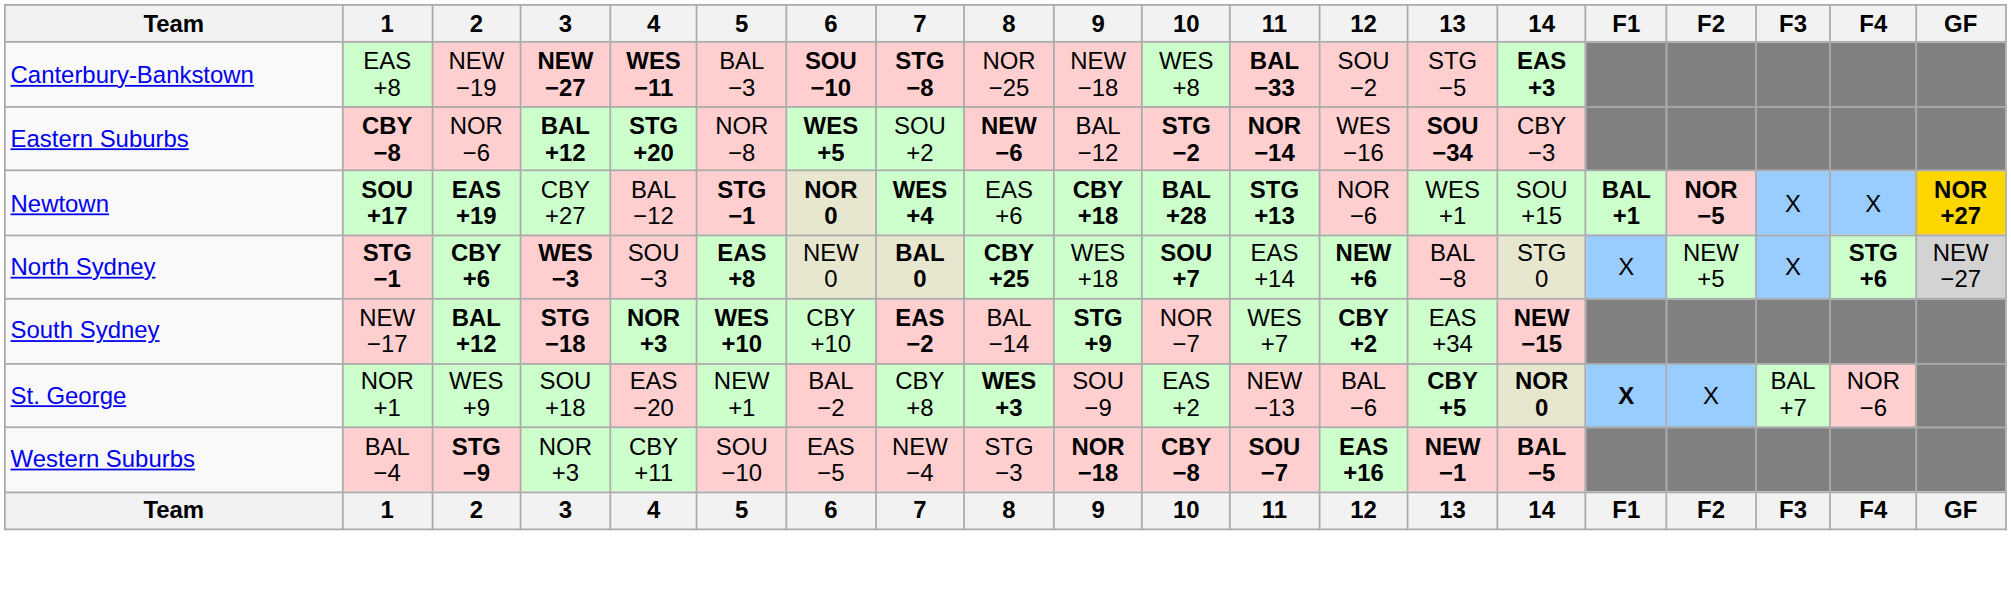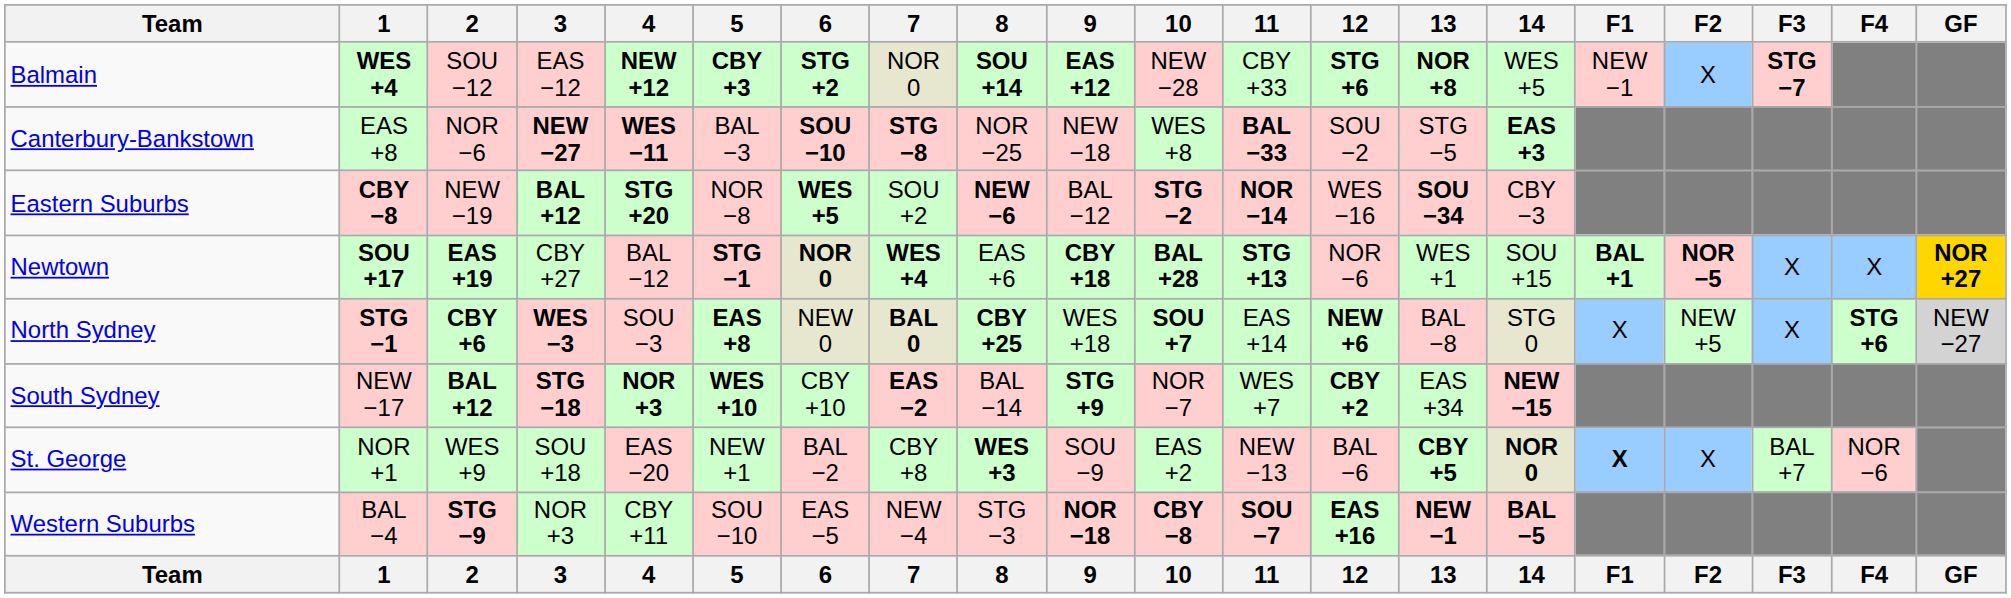+ row: (54, 74)
(476, 74) NEW −19 -> (472, 138) NOR −6
(476, 138) NOR −6 -> (472, 203) NEW −19
